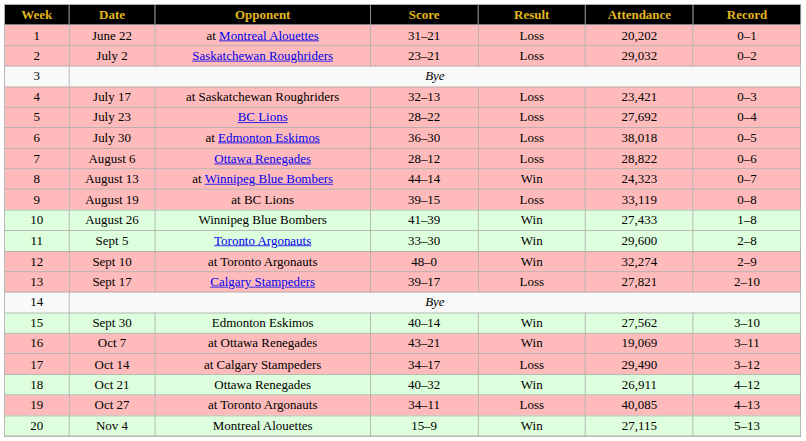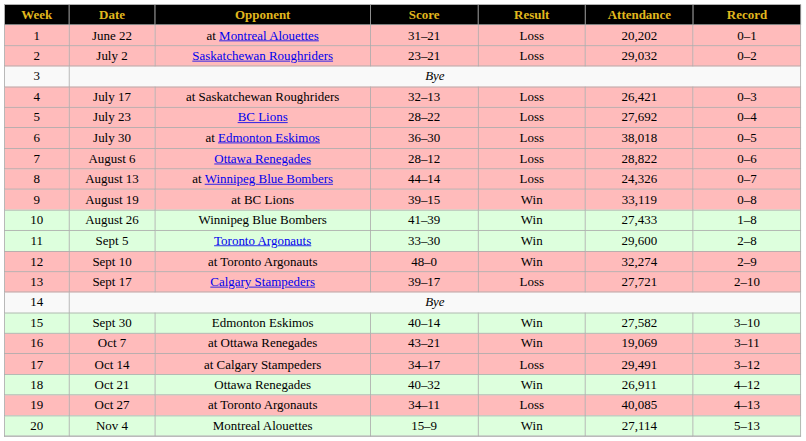(639, 96) 23,421 -> (639, 96) 26,421
(532, 179) Win -> (532, 179) Loss
(639, 179) 24,323 -> (639, 179) 24,326
(532, 199) Loss -> (532, 199) Win
(639, 281) 27,821 -> (639, 281) 27,721
(639, 323) 27,562 -> (639, 323) 27,582
(639, 364) 29,490 -> (639, 364) 29,491
(639, 425) 27,115 -> (639, 425) 27,114
